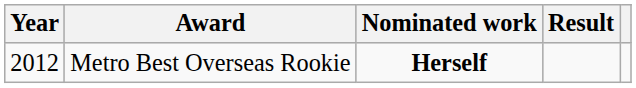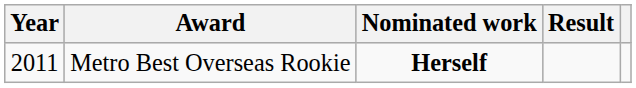(35, 62) 2012 -> (35, 62) 2011
